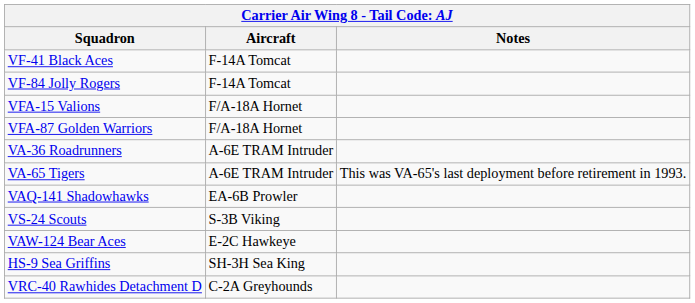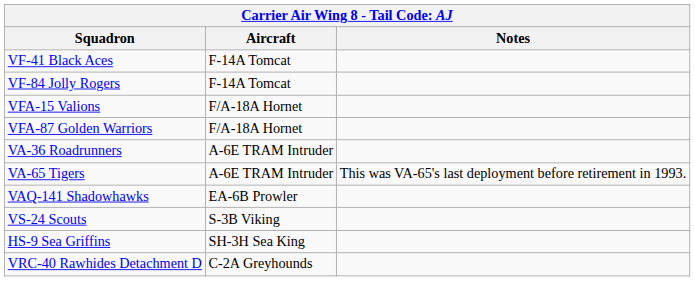- row: (67, 241)
